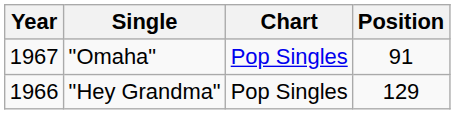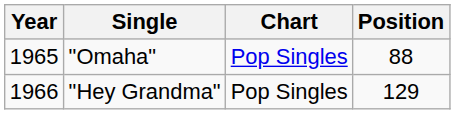(34, 56) 1967 -> (34, 56) 1965
(401, 56) 91 -> (401, 56) 88
